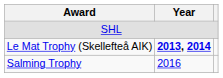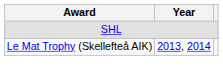(184, 47) bold -> (184, 47) normal
- row: (44, 64)
